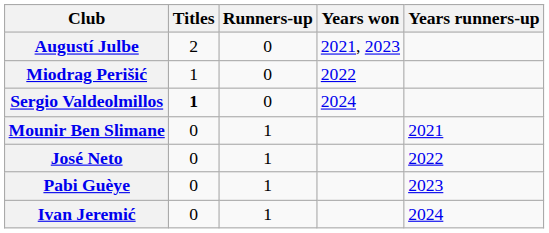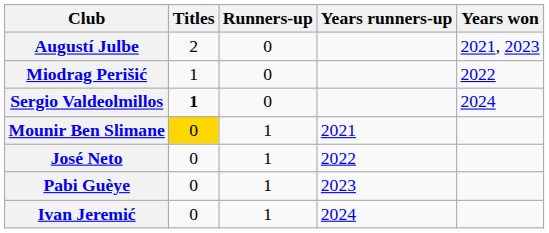columns swapped: (360, 18) <-> (474, 18)
(194, 130) no background -> (194, 130) gold background
